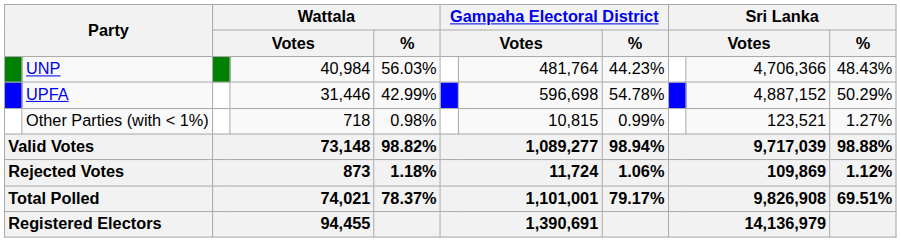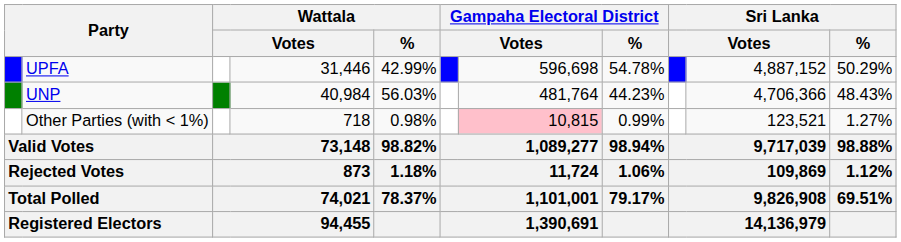rows swapped: (43, 69) <-> (47, 95)
(573, 120) no background -> (573, 120) pink background
